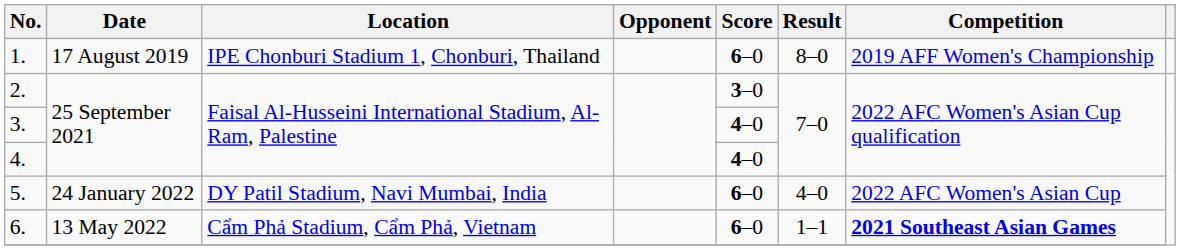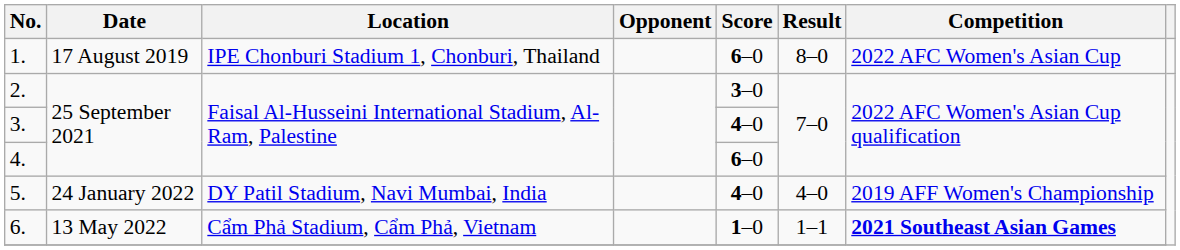(1002, 55) 2019 AFF Women's Championship -> (986, 55) 2022 AFC Women's Asian Cup
(747, 158) 4–0 -> (747, 158) 6–0
(747, 192) 6–0 -> (747, 192) 4–0
(986, 192) 2022 AFC Women's Asian Cup -> (1002, 192) 2019 AFF Women's Championship
(747, 227) 6–0 -> (747, 227) 1–0
